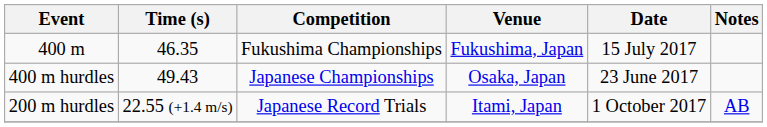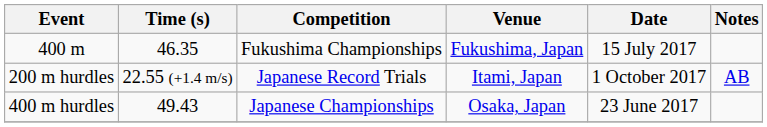rows swapped: (61, 106) <-> (61, 77)
